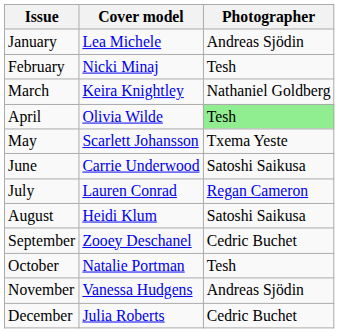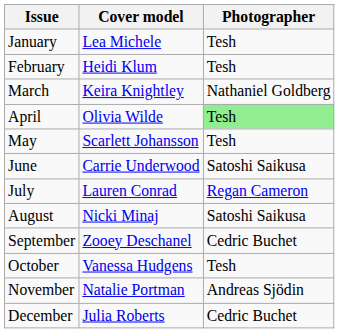(255, 41) Andreas Sjödin -> (221, 41) Tesh
(120, 66) Nicki Minaj -> (120, 66) Heidi Klum
(247, 141) Txema Yeste -> (221, 141) Tesh
(120, 215) Heidi Klum -> (120, 215) Nicki Minaj
(134, 265) Natalie Portman -> (137, 265) Vanessa Hudgens
(137, 290) Vanessa Hudgens -> (134, 290) Natalie Portman
